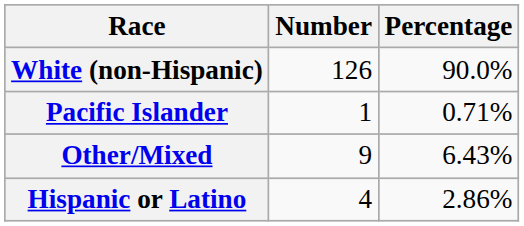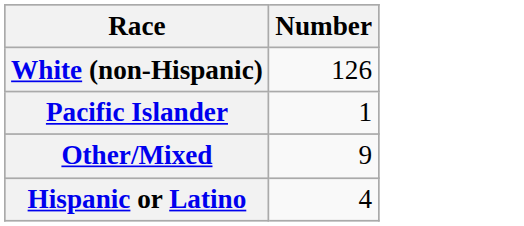- column: (448, 26)
